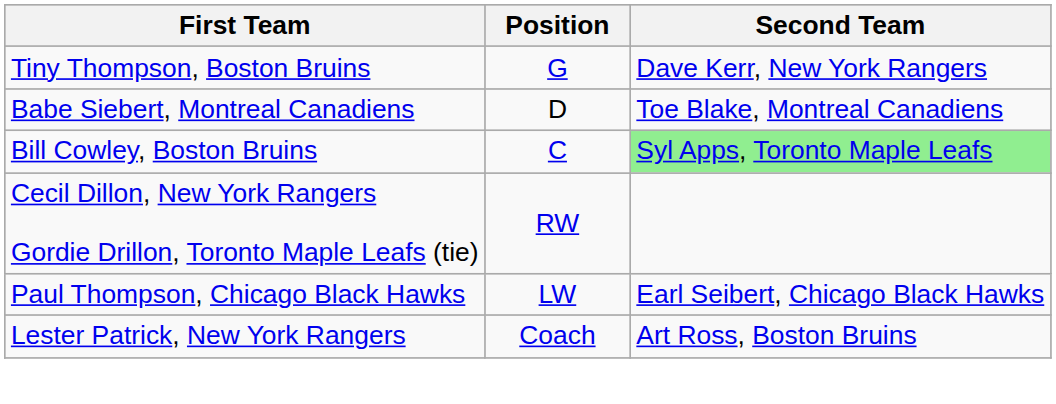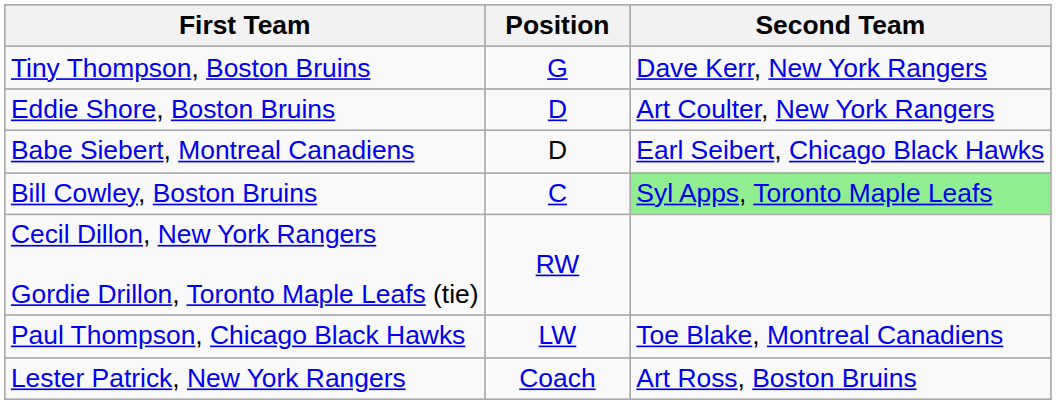+ row: (173, 109)
(820, 109) Toe Blake, Montreal Canadiens -> (840, 151) Earl Seibert, Chicago Black Hawks
(840, 294) Earl Seibert, Chicago Black Hawks -> (820, 336) Toe Blake, Montreal Canadiens
